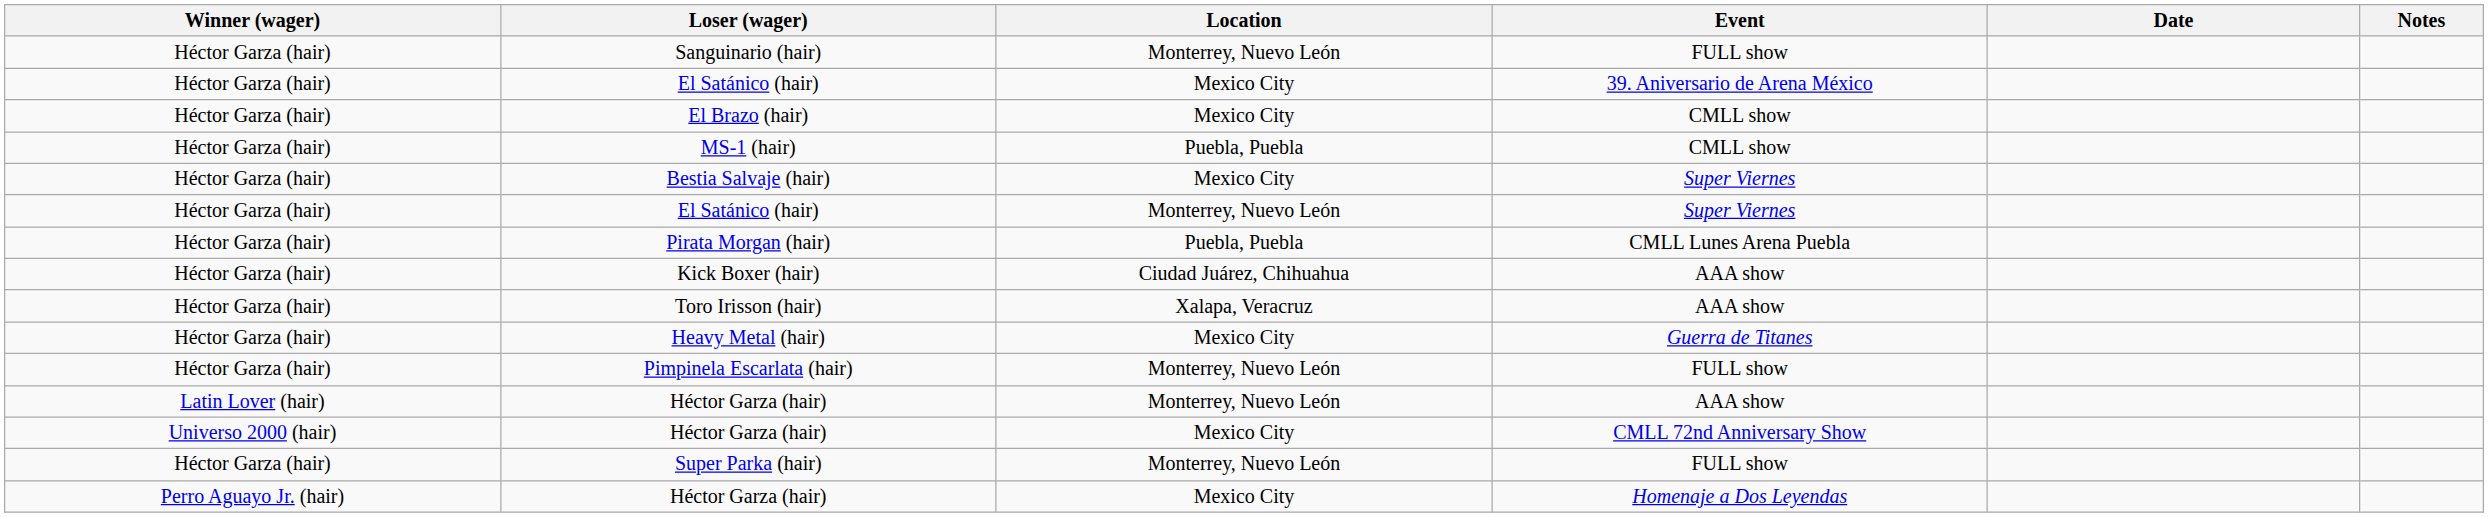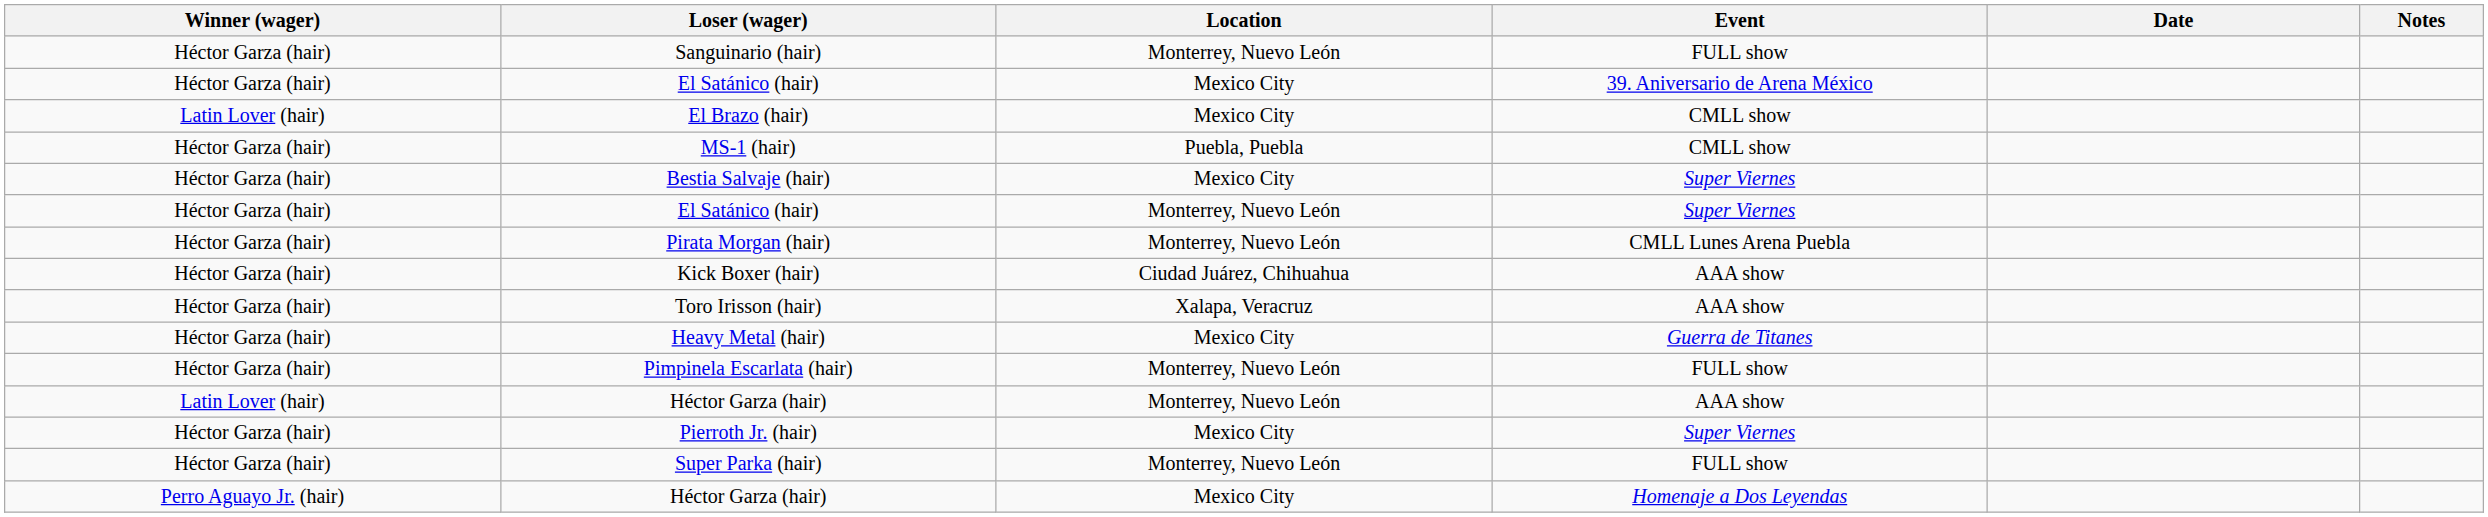(252, 115) Héctor Garza (hair) -> (252, 115) Latin Lover (hair)
(1244, 242) Puebla, Puebla -> (1244, 242) Monterrey, Nuevo León
+ row: (748, 432)
- row: (748, 432)
